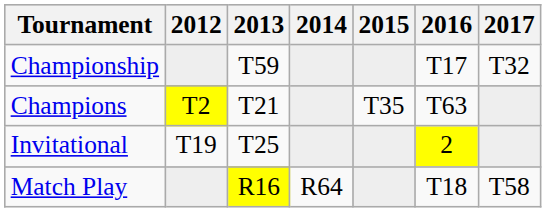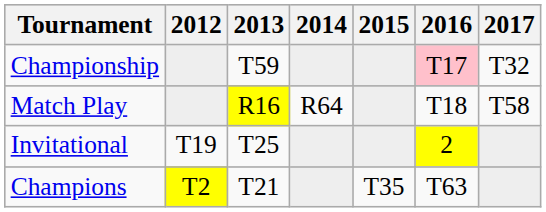(447, 65) no background -> (447, 65) pink background
rows swapped: (69, 186) <-> (69, 105)
